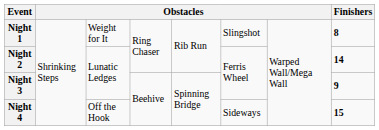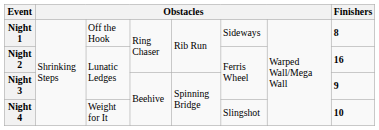(102, 33) Weight for It -> (102, 33) Off the Hook
(242, 33) Slingshot -> (242, 33) Sideways
(339, 59) 14 -> (339, 59) 16
(102, 112) Off the Hook -> (102, 112) Weight for It
(242, 112) Sideways -> (242, 112) Slingshot
(339, 112) 15 -> (339, 112) 10
